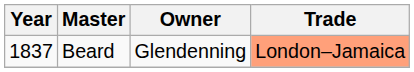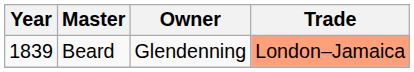(31, 51) 1837 -> (31, 51) 1839
